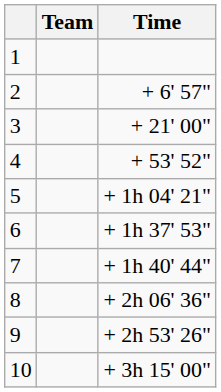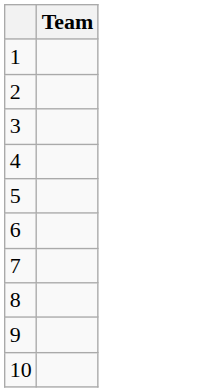- column: (157, 21)
